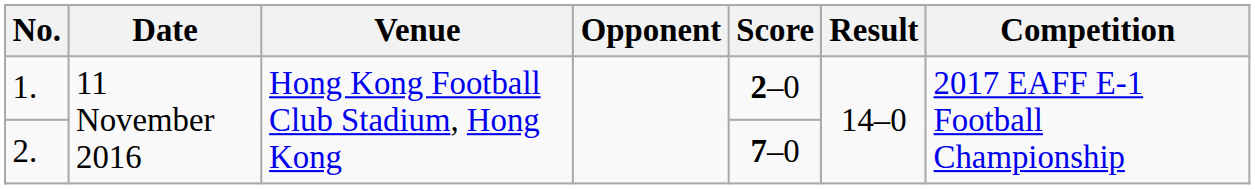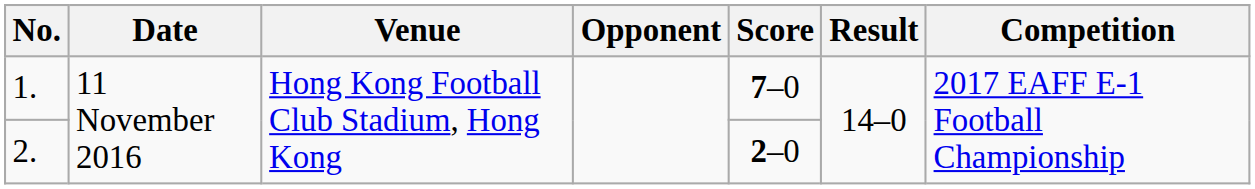(775, 87) 2–0 -> (775, 87) 7–0
(775, 150) 7–0 -> (775, 150) 2–0
